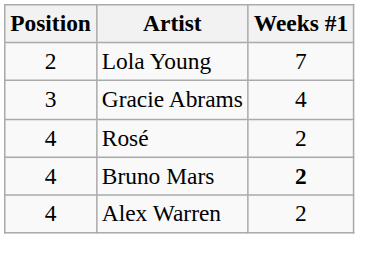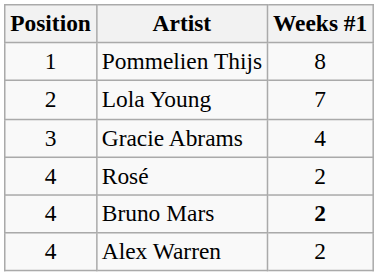+ row: (182, 61)
